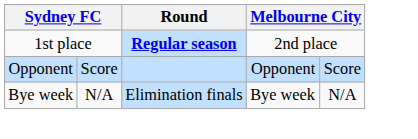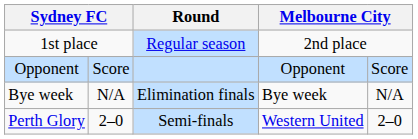(184, 43) bold -> (196, 43) normal
+ row: (47, 120)
